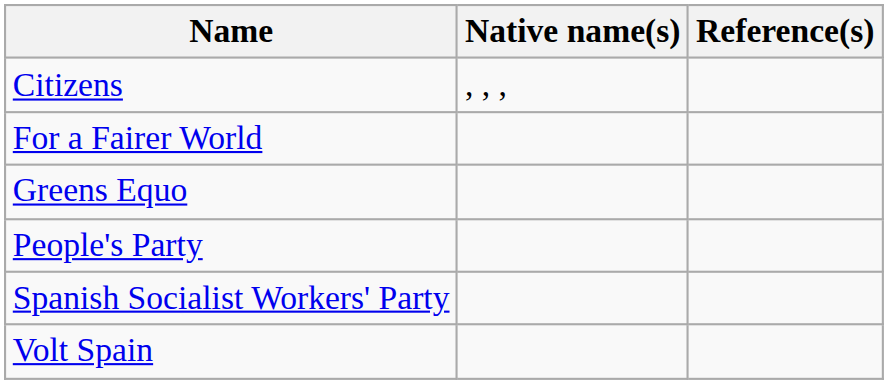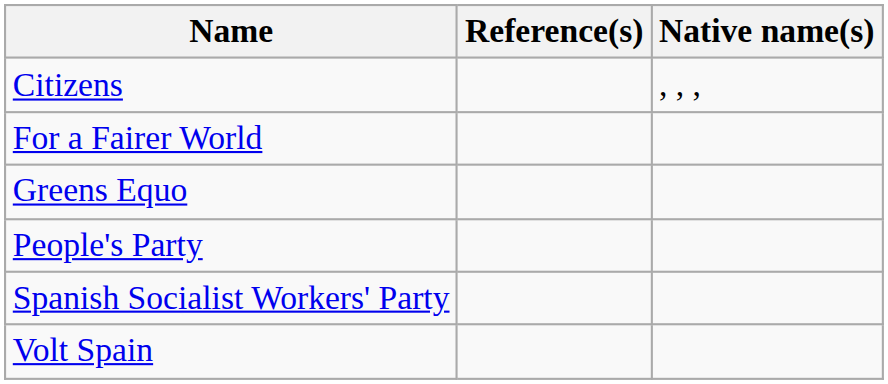columns swapped: (573, 31) <-> (785, 31)
